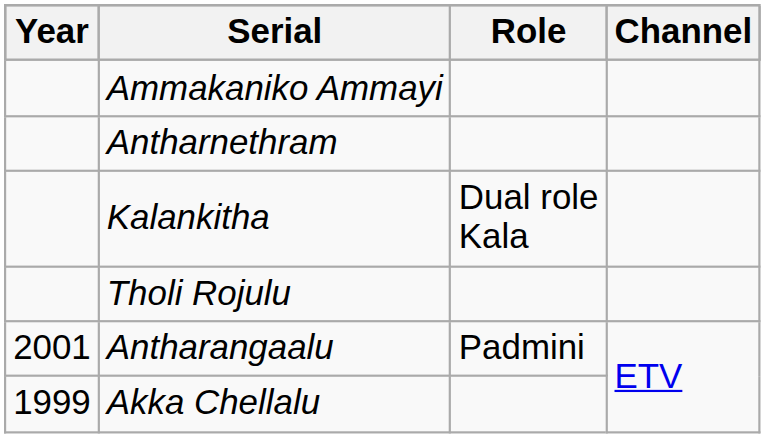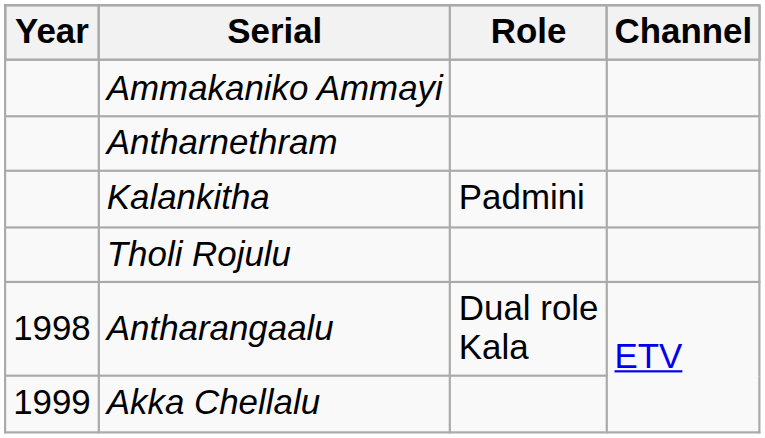(529, 217) Dual role Kala -> (522, 198) Padmini
(52, 347) 2001 -> (52, 328) 1998
(522, 347) Padmini -> (529, 328) Dual role Kala
